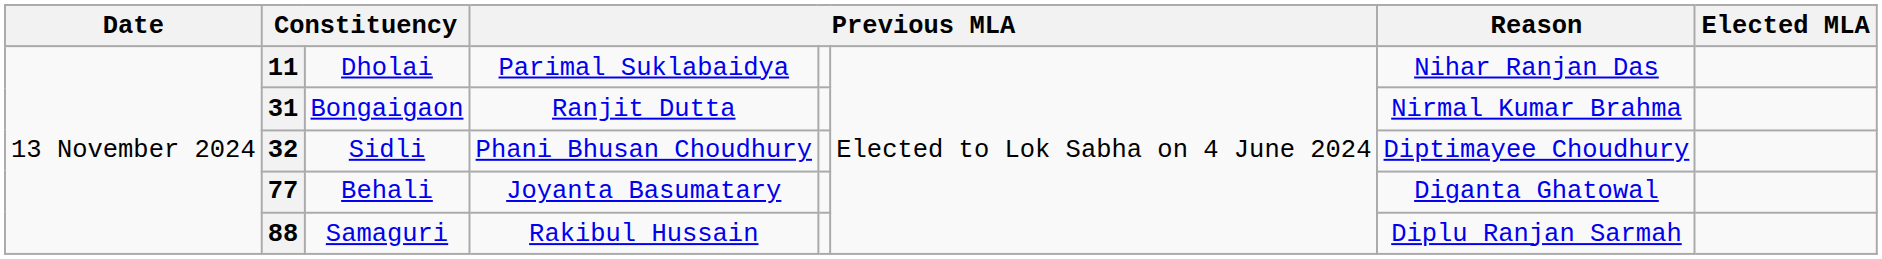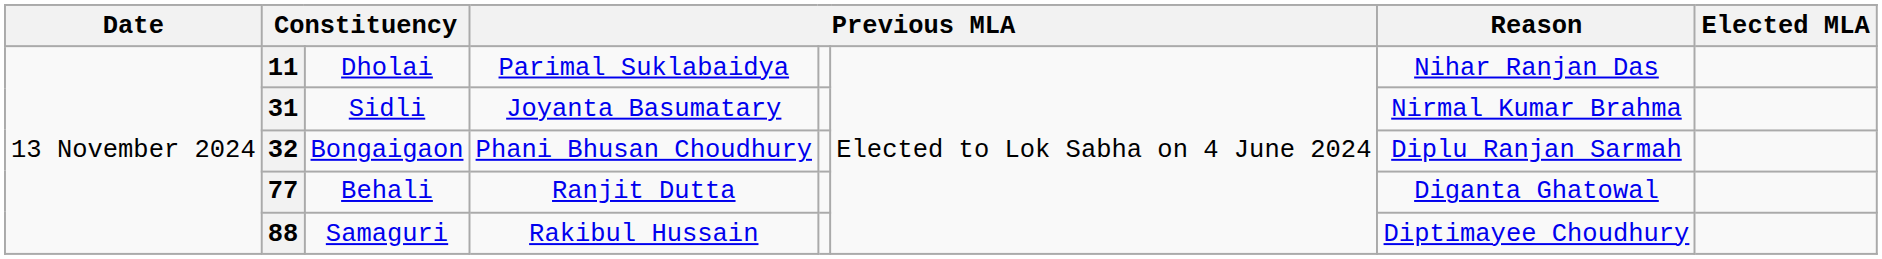(387, 109) Bongaigaon -> (387, 109) Sidli
(644, 109) Ranjit Dutta -> (644, 109) Joyanta Basumatary
(387, 150) Sidli -> (387, 150) Bongaigaon
(1536, 150) Diptimayee Choudhury -> (1536, 150) Diplu Ranjan Sarmah
(644, 192) Joyanta Basumatary -> (644, 192) Ranjit Dutta
(1536, 233) Diplu Ranjan Sarmah -> (1536, 233) Diptimayee Choudhury
